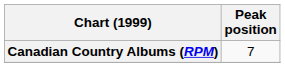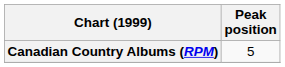(251, 51) 7 -> (251, 51) 5
